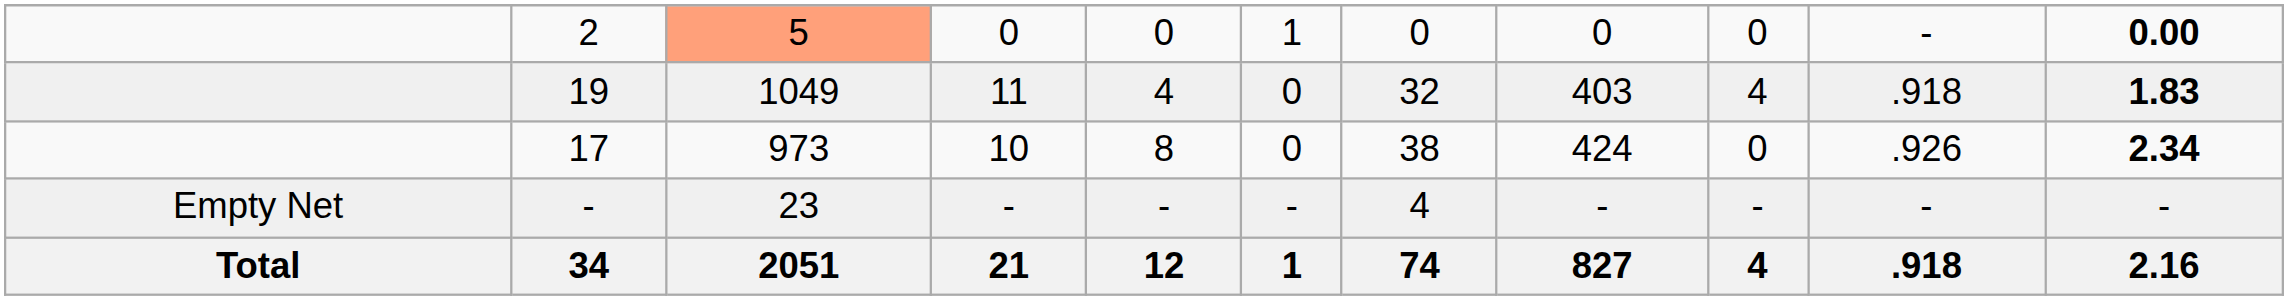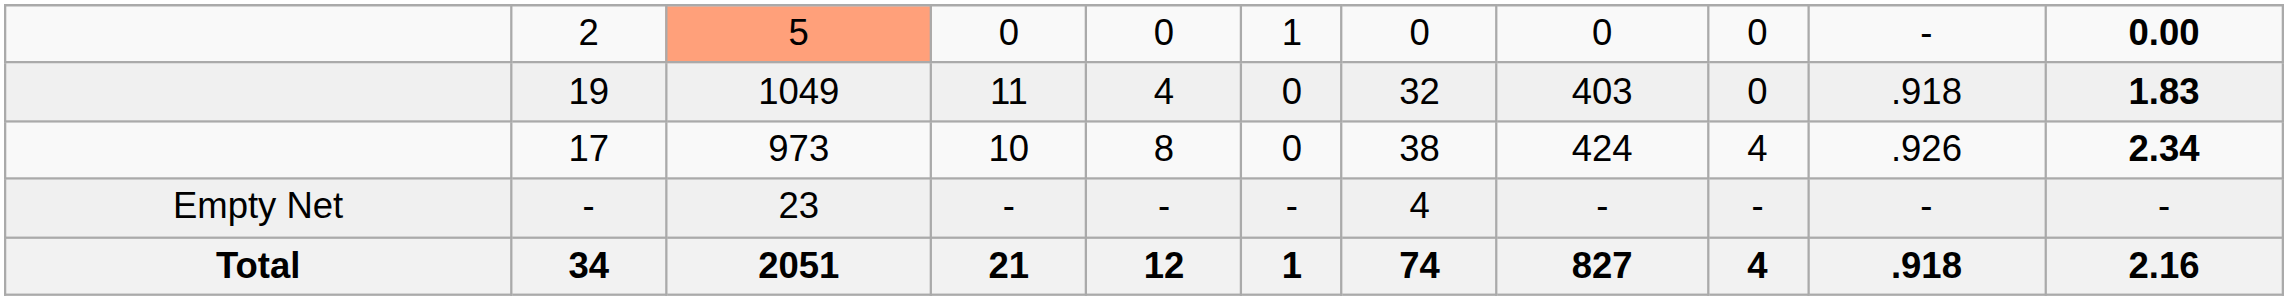(1757, 91) 4 -> (1757, 91) 0
(1757, 149) 0 -> (1757, 149) 4
